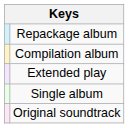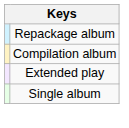- row: (67, 113)
